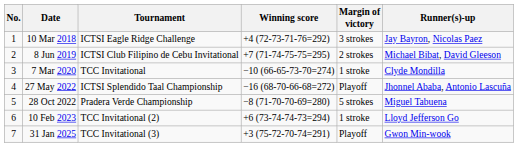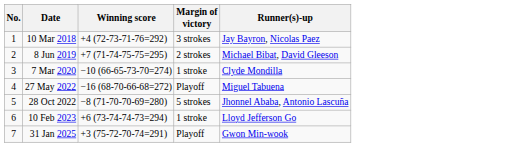- column: (160, 18)
(448, 87) Jhonnel Ababa, Antonio Lascuña -> (253, 87) Miguel Tabuena
(416, 102) Miguel Tabuena -> (285, 102) Jhonnel Ababa, Antonio Lascuña
